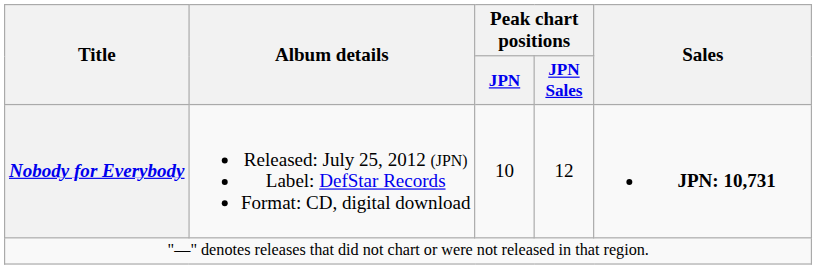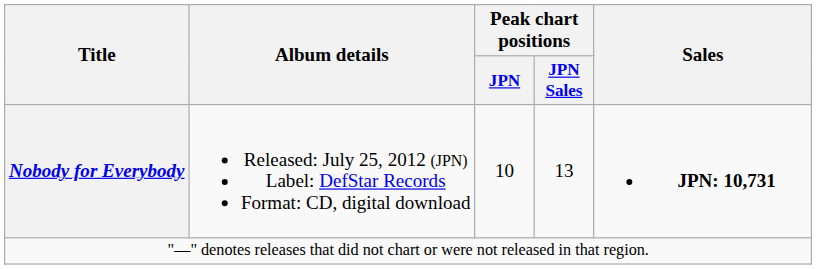(564, 170) 12 -> (564, 170) 13
